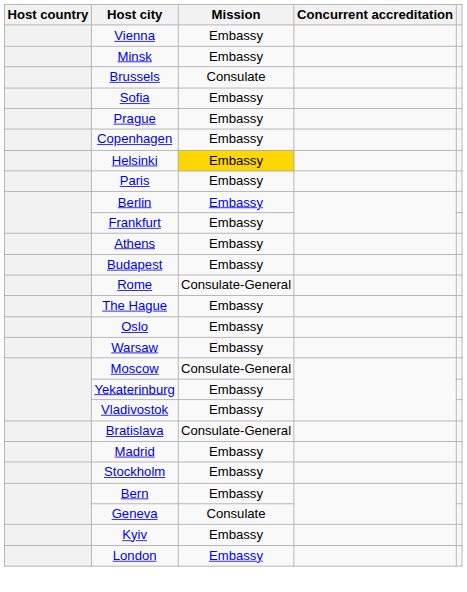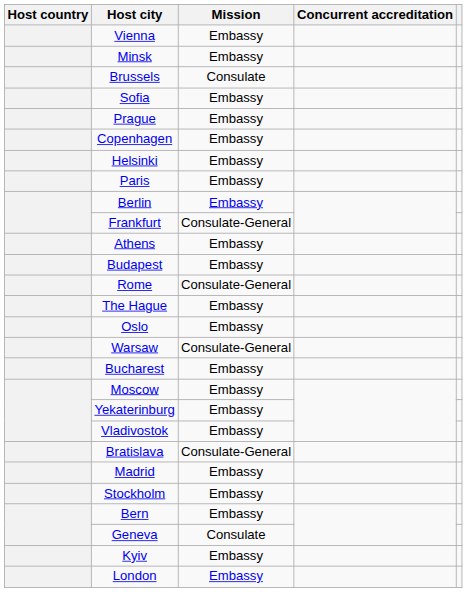(236, 160) gold background -> (236, 160) no background
(236, 222) Embassy -> (236, 222) Consulate-General
(236, 347) Embassy -> (236, 347) Consulate-General
+ row: (135, 368)
(236, 368) Consulate-General -> (236, 389) Embassy
